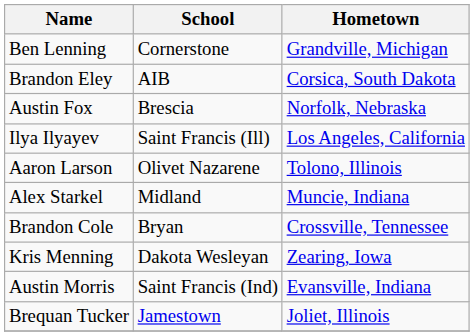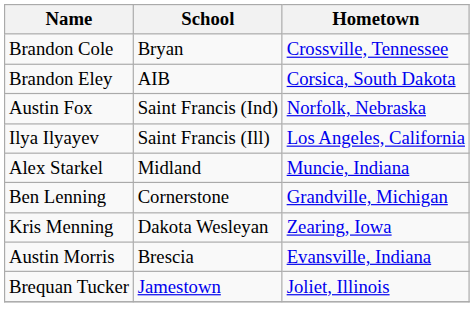rows swapped: (61, 227) <-> (58, 49)
(166, 108) Brescia -> (208, 108) Saint Francis (Ind)
- row: (61, 167)
(208, 286) Saint Francis (Ind) -> (166, 256) Brescia
